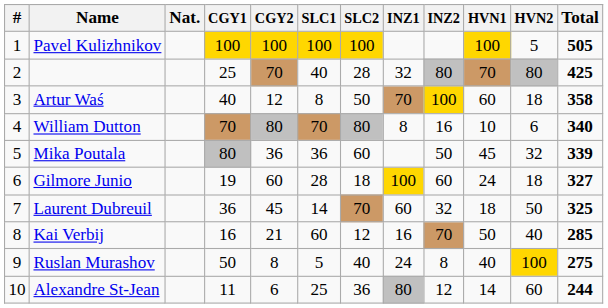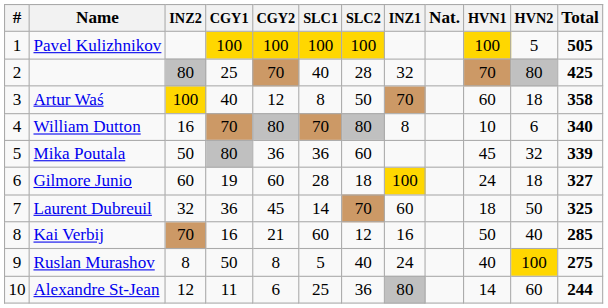columns swapped: (185, 18) <-> (444, 19)
